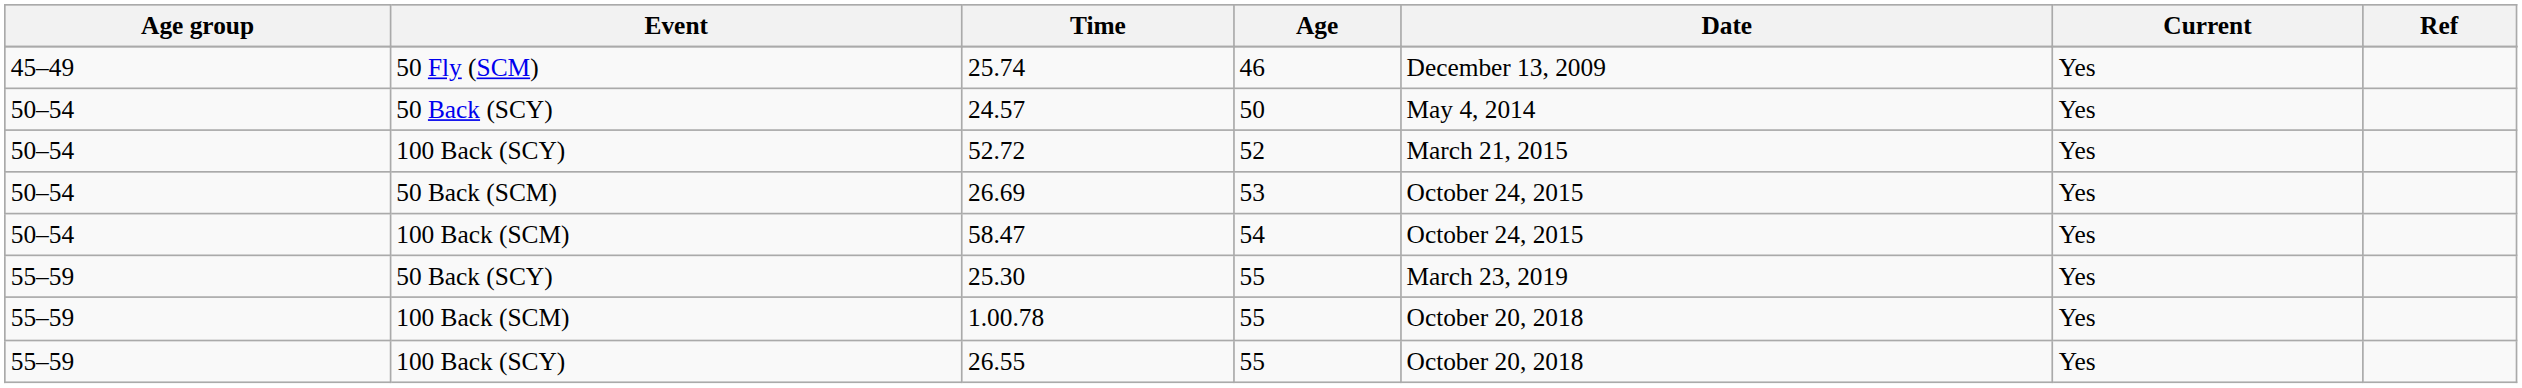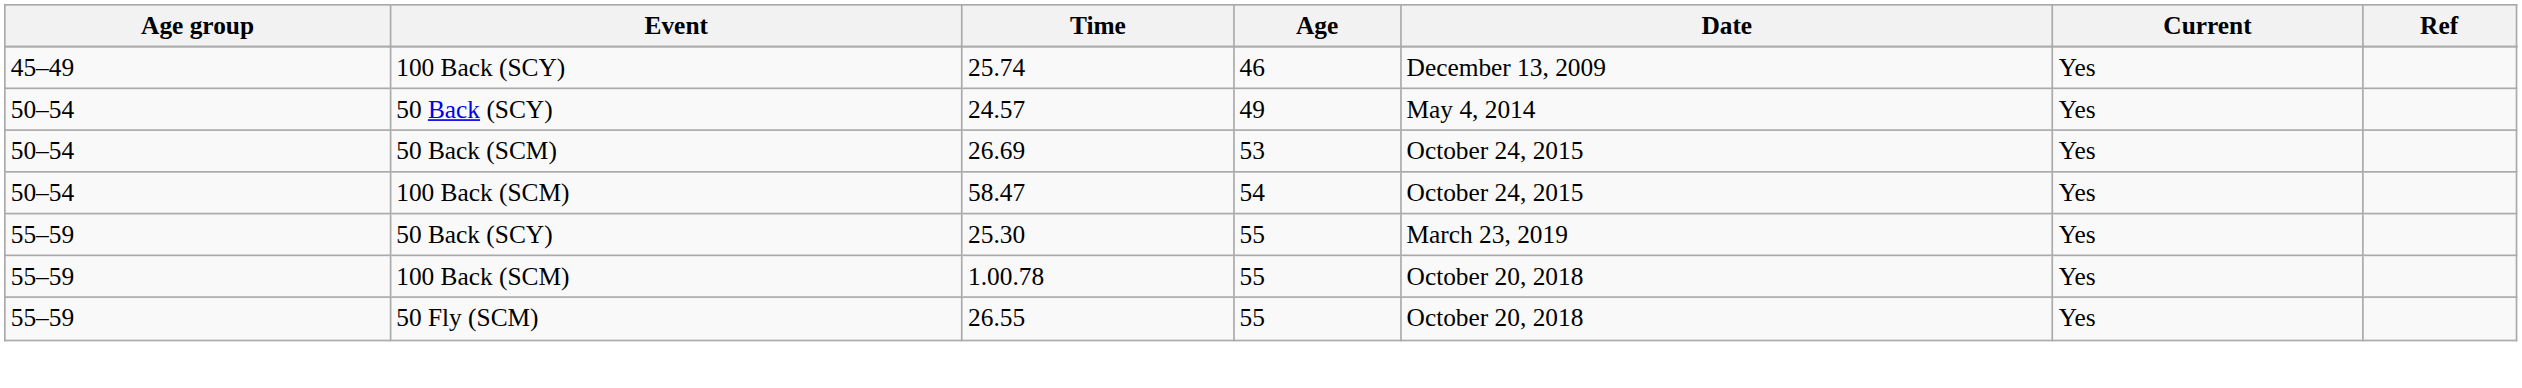(467, 67) 50 Fly (SCM) -> (481, 67) 100 Back (SCY)
(1252, 109) 50 -> (1252, 109) 49
- row: (997, 151)
(481, 360) 100 Back (SCY) -> (467, 318) 50 Fly (SCM)
